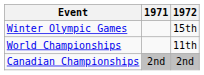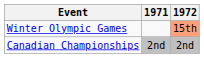(185, 29) no background -> (185, 29) lightsalmon background
- row: (64, 45)
